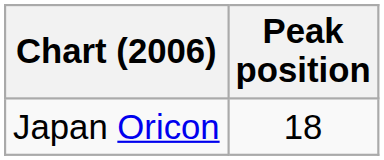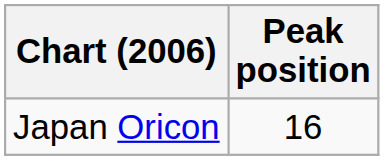(303, 126) 18 -> (303, 126) 16
